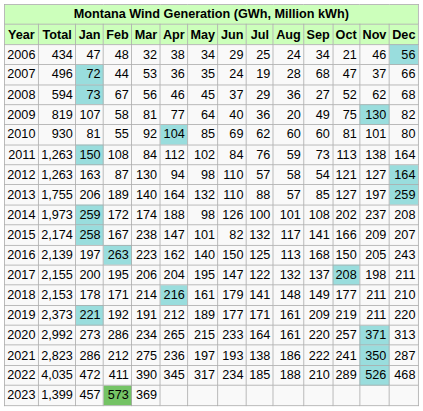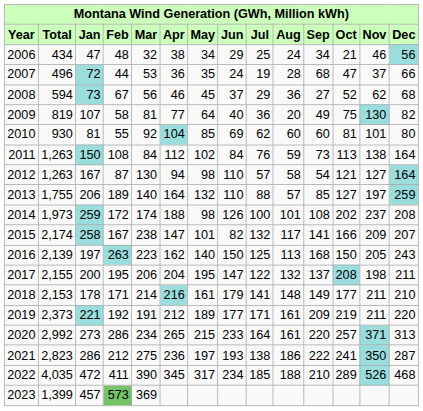(90, 174) 163 -> (90, 174) 167
